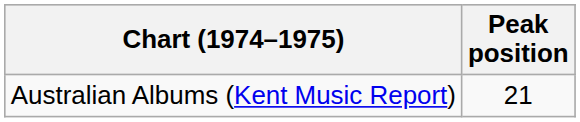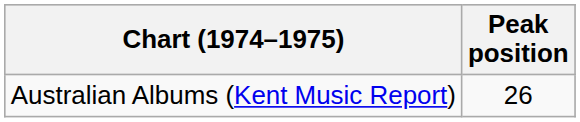(518, 95) 21 -> (518, 95) 26
